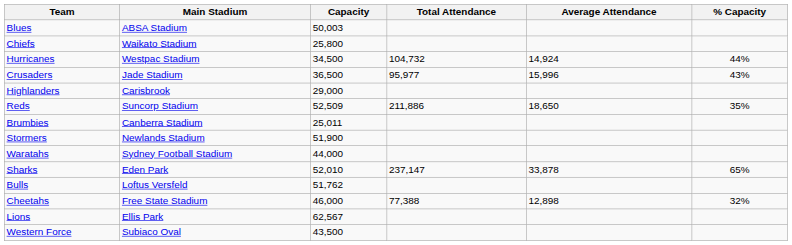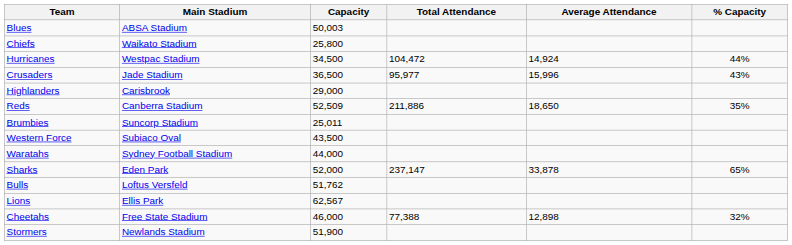(407, 59) 104,732 -> (407, 59) 104,472
(160, 106) Suncorp Stadium -> (162, 106) Canberra Stadium
(162, 122) Canberra Stadium -> (160, 122) Suncorp Stadium
rows swapped: (39, 232) <-> (27, 138)
(328, 169) 52,010 -> (328, 169) 52,000
rows swapped: (18, 216) <-> (28, 201)
